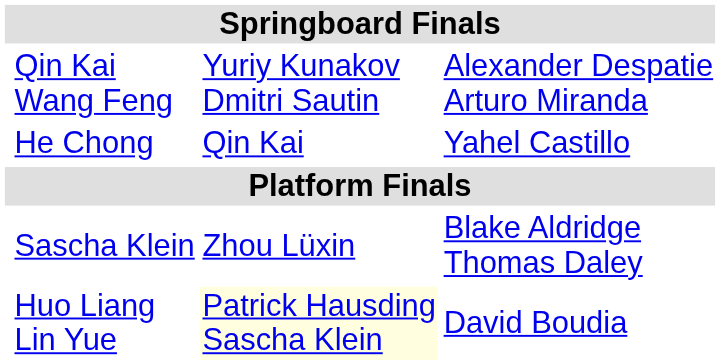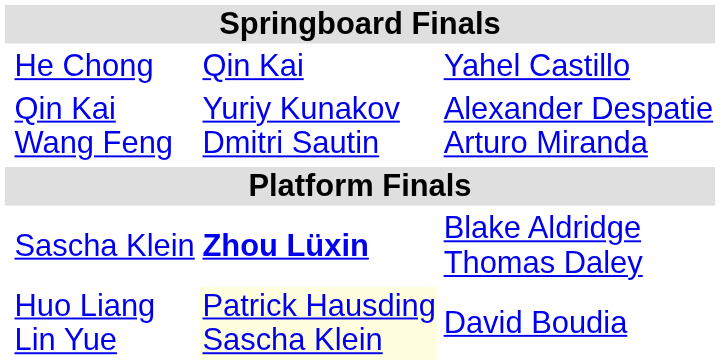rows swapped: (84, 143) <-> (94, 83)
(279, 245) normal -> (286, 245) bold
